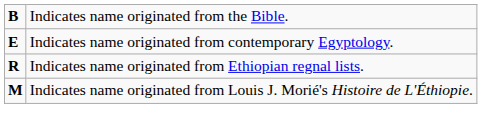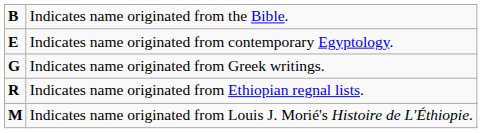+ row: (177, 66)
